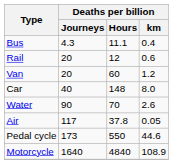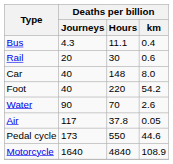(114, 58) 12 -> (114, 58) 30
- row: (15, 74)
+ row: (16, 89)
